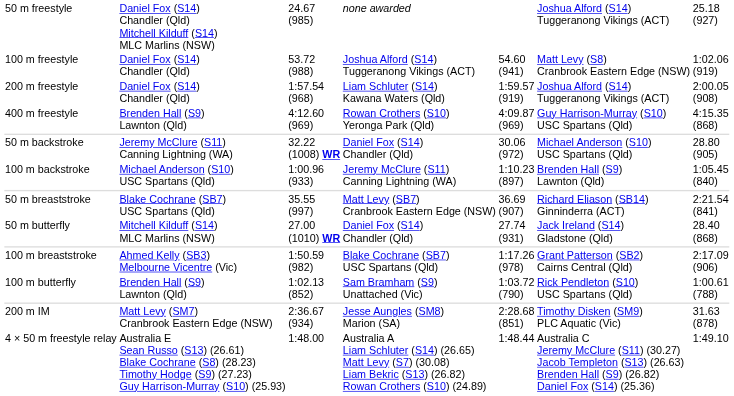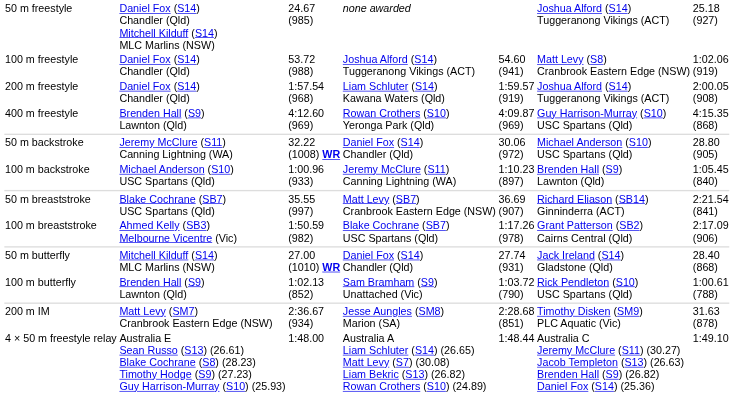rows swapped: (51, 255) <-> (37, 226)
